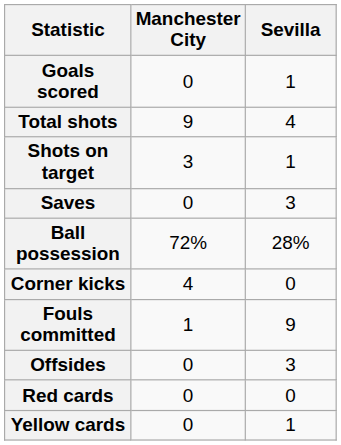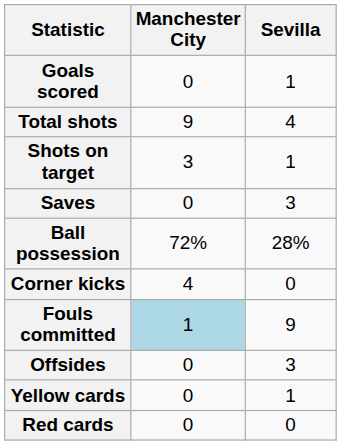(188, 324) no background -> (188, 324) lightblue background
rows swapped: (68, 425) <-> (68, 395)
